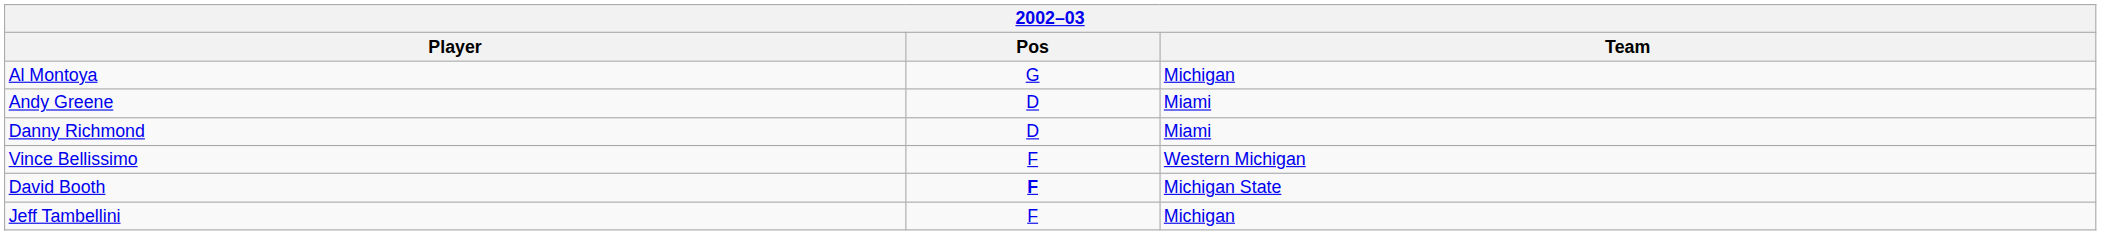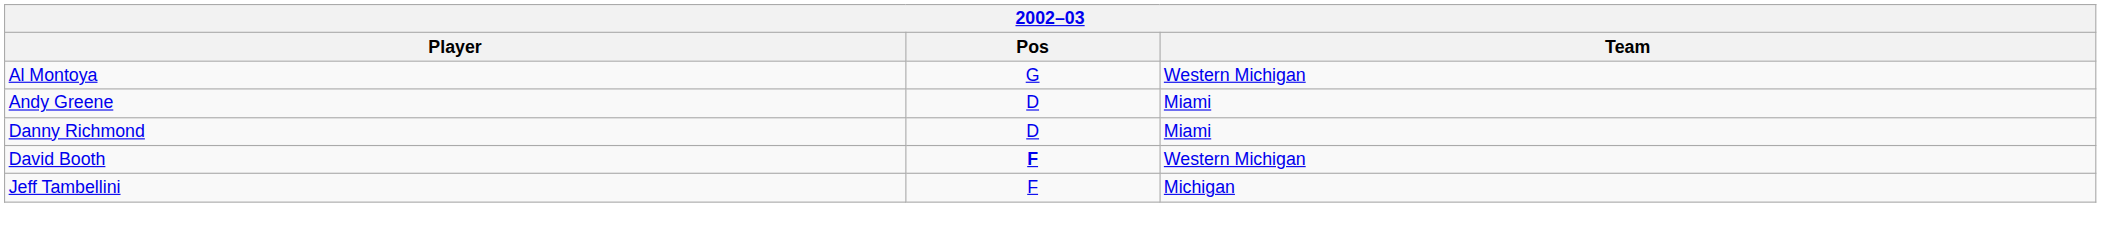(1199, 74) Michigan -> (1235, 74) Western Michigan
- row: (73, 159)
(1223, 187) Michigan State -> (1235, 159) Western Michigan
